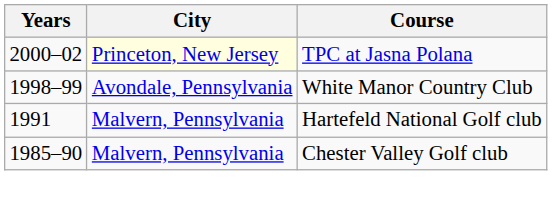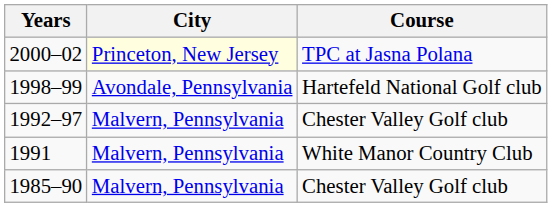(417, 86) White Manor Country Club -> (422, 86) Hartefeld National Golf club
+ row: (46, 119)
(422, 119) Hartefeld National Golf club -> (417, 152) White Manor Country Club
